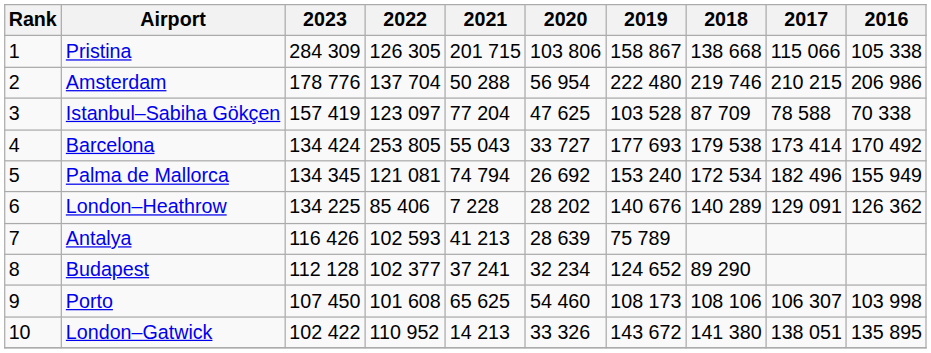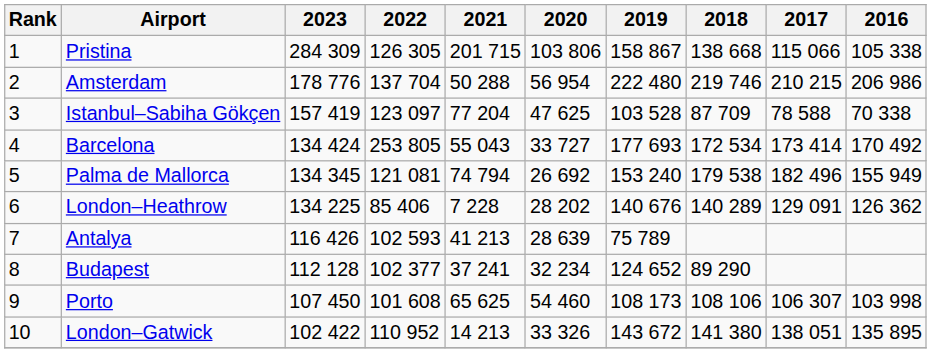(726, 144) 179 538 -> (726, 144) 172 534
(726, 176) 172 534 -> (726, 176) 179 538
